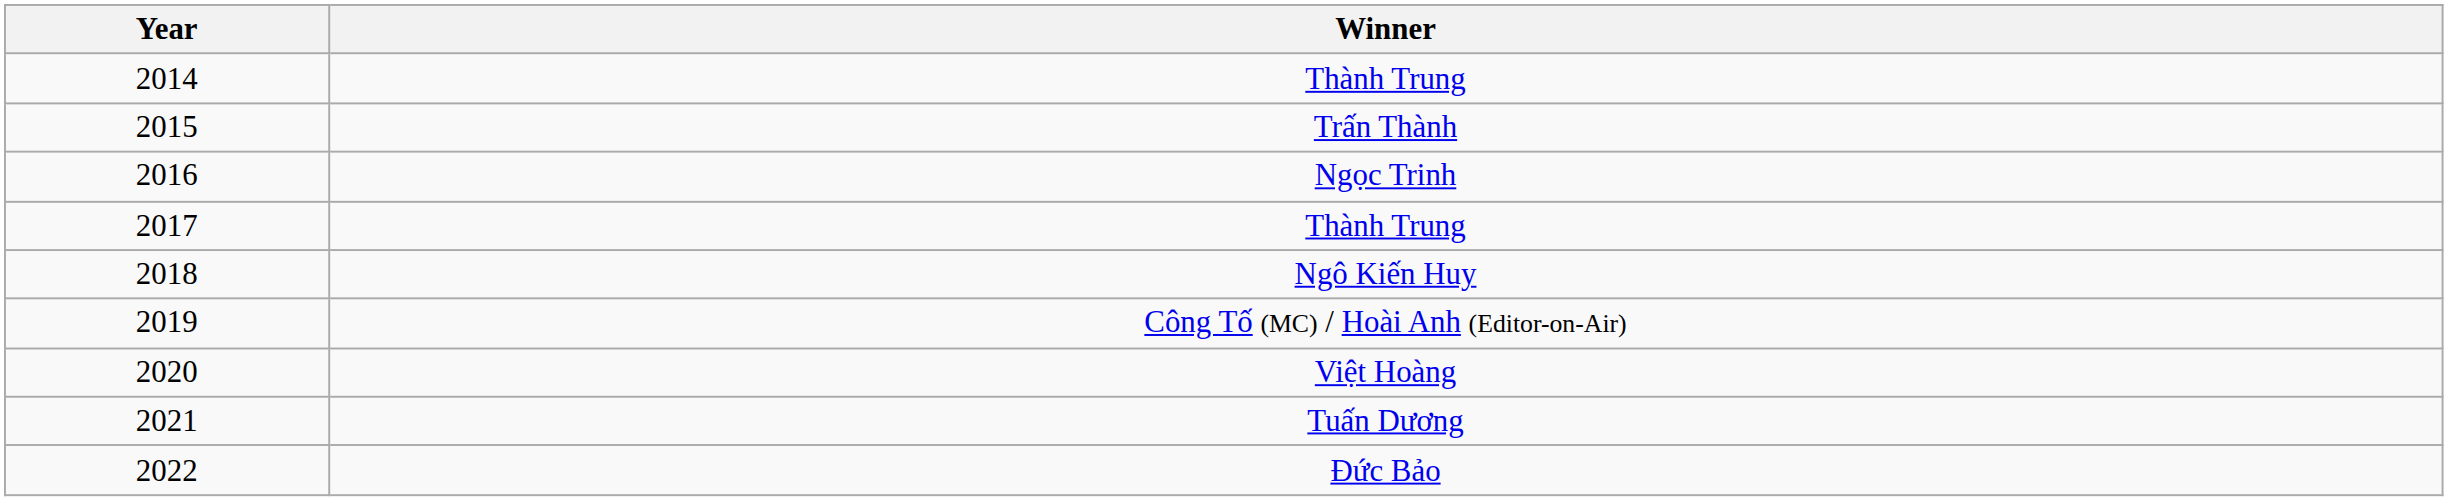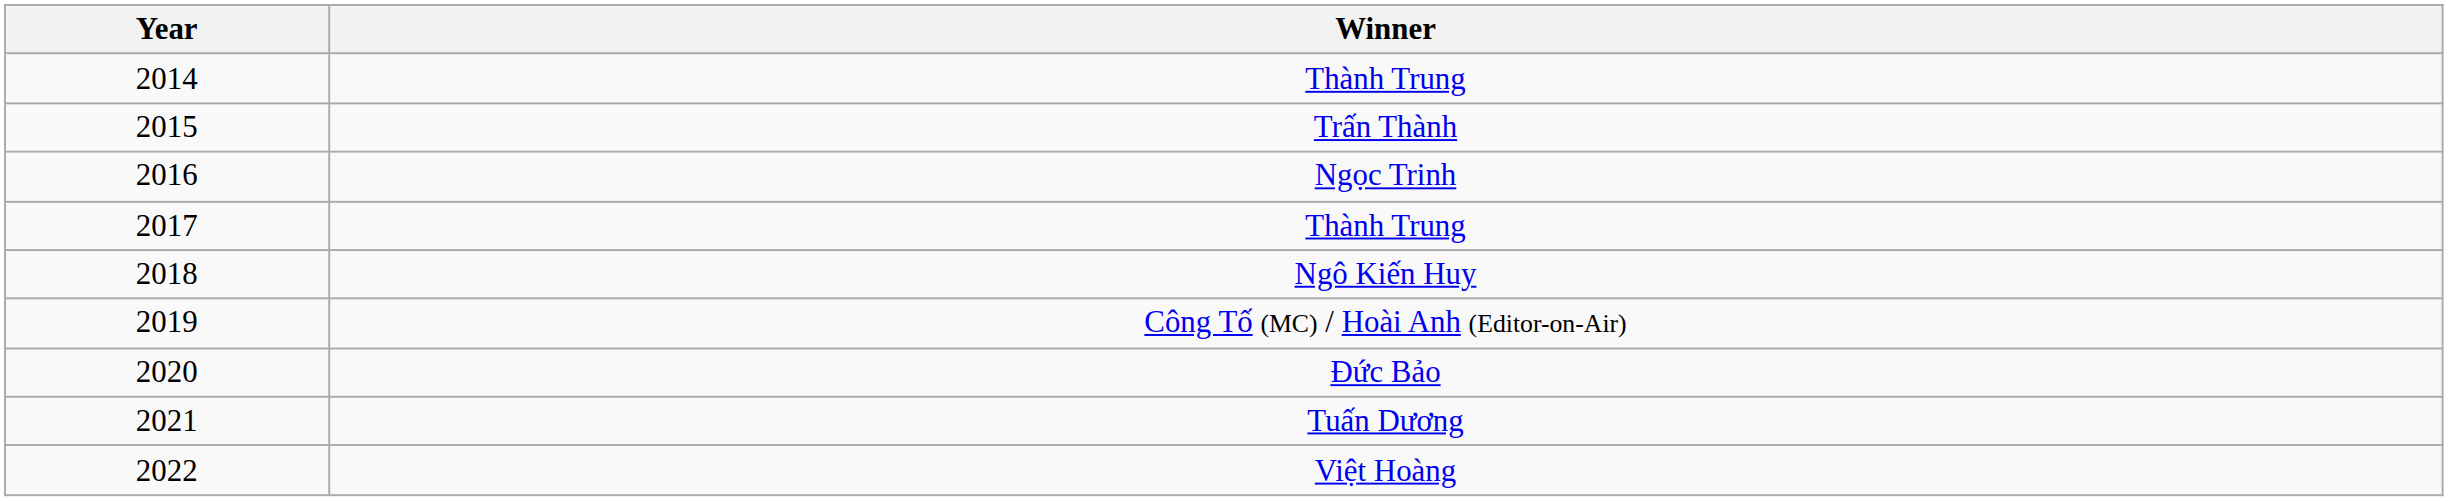(1386, 371) Việt Hoàng -> (1386, 371) Đức Bảo
(1386, 469) Đức Bảo -> (1386, 469) Việt Hoàng
